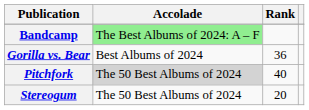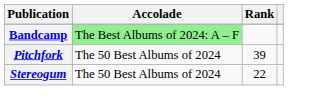- row: (49, 54)
(169, 74) lightgrey background -> (148, 54) no background
(280, 74) 40 -> (260, 54) 39
(280, 94) 20 -> (260, 74) 22
